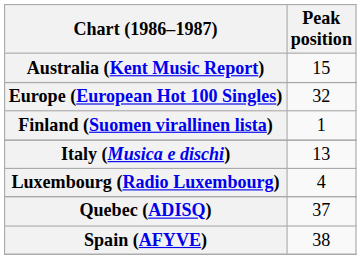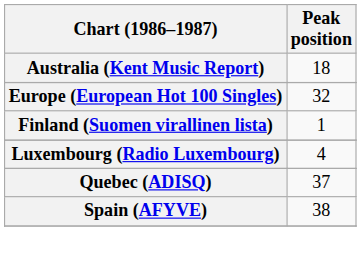(321, 67) 15 -> (321, 67) 18
- row: (146, 153)
